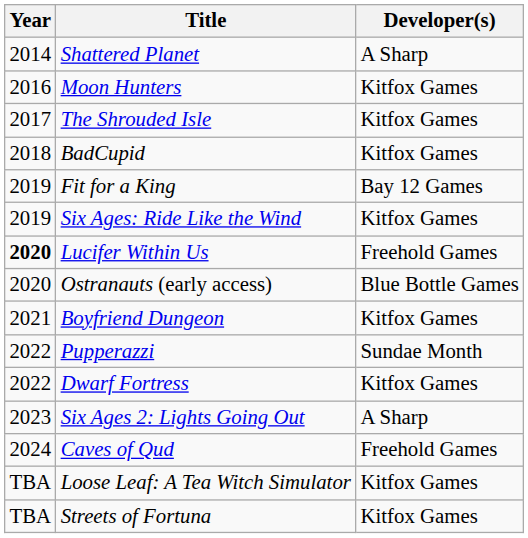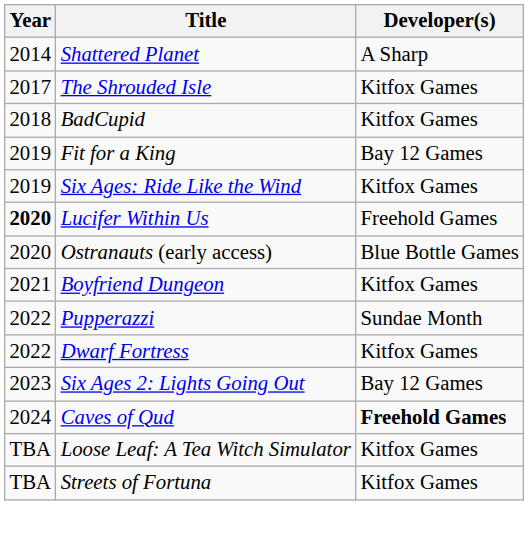- row: (121, 86)
(394, 416) A Sharp -> (422, 383) Bay 12 Games
(429, 449) normal -> (433, 416) bold
